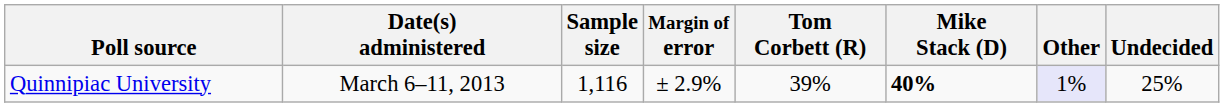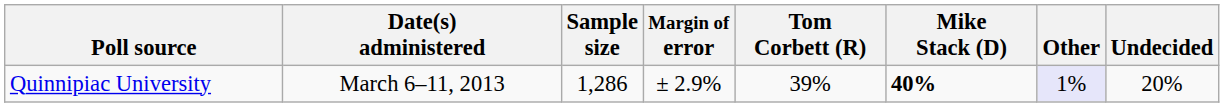(602, 83) 1,116 -> (602, 83) 1,286
(1162, 83) 25% -> (1162, 83) 20%
